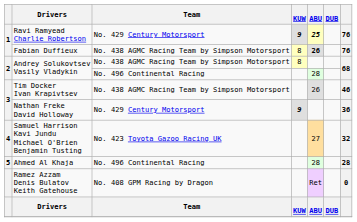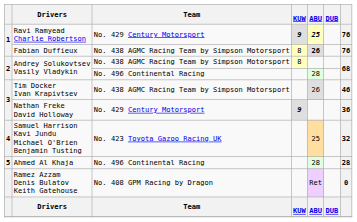(316, 138) 27 -> (316, 138) 25
